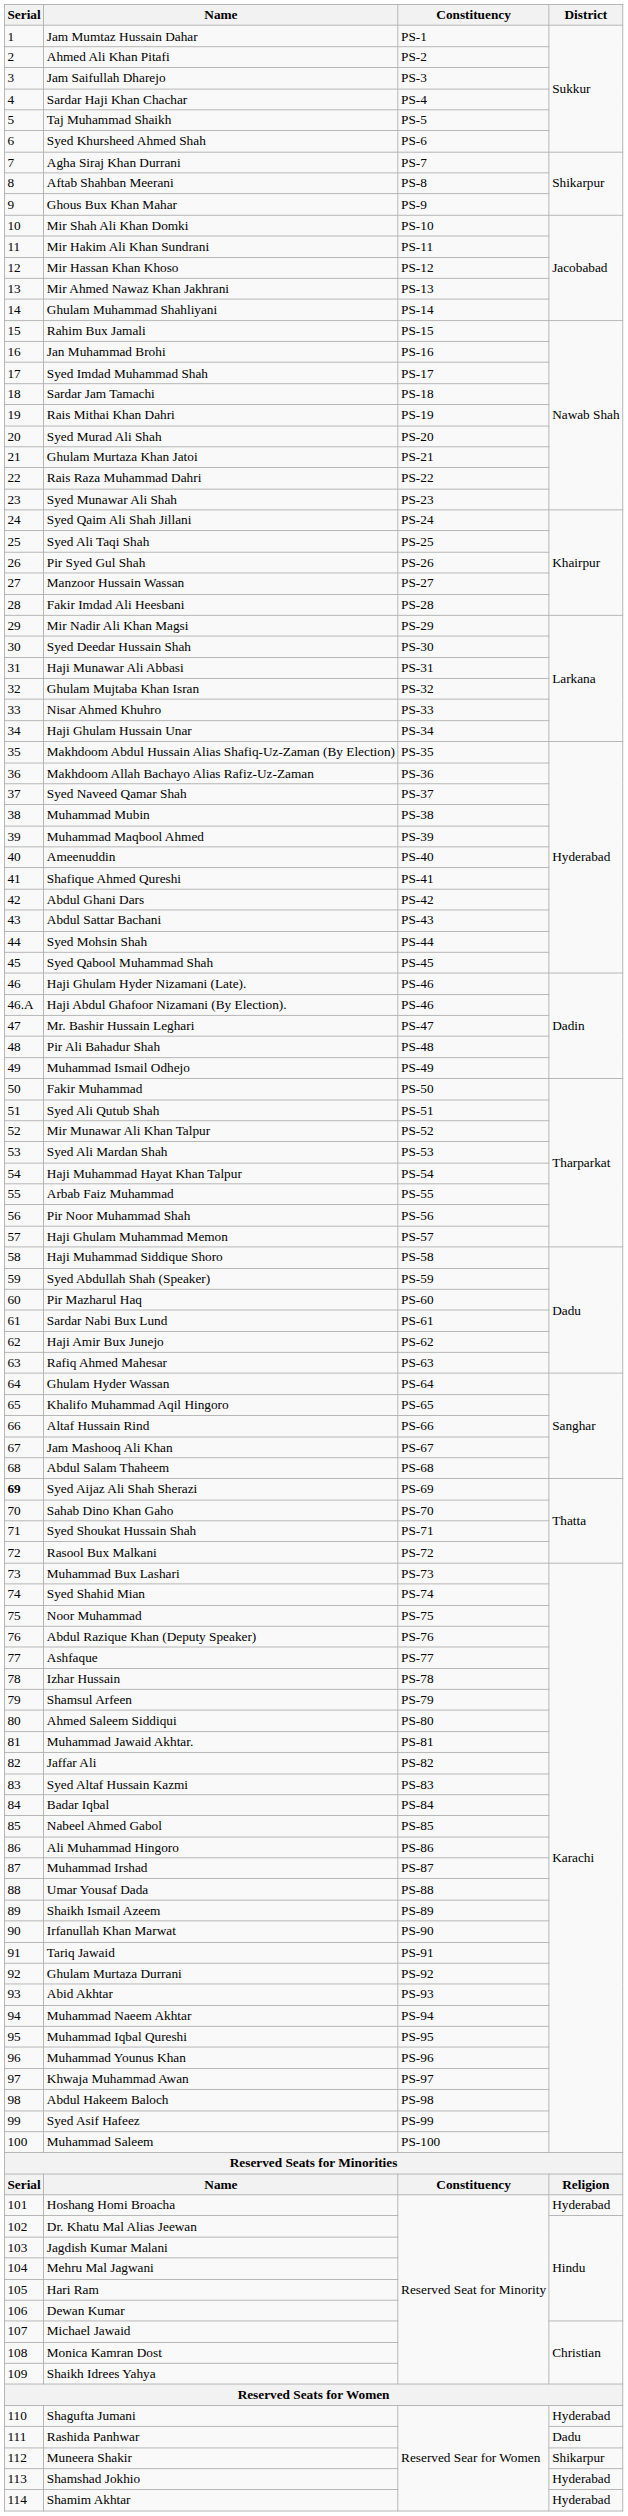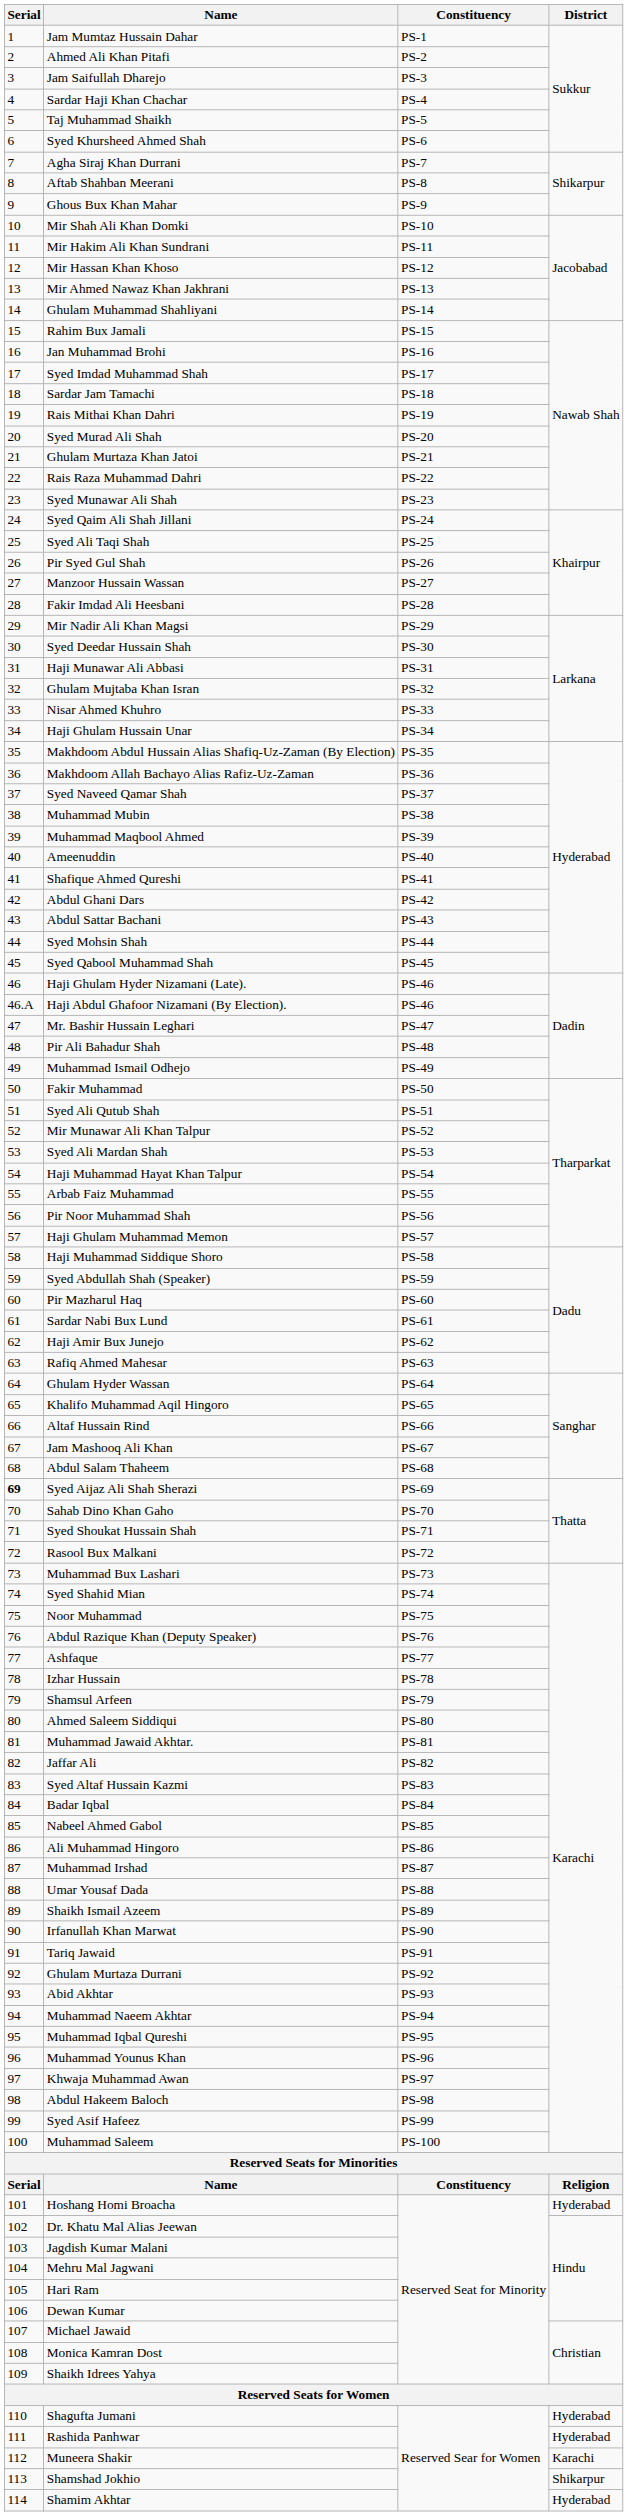(567, 2437) Dadu -> (581, 2437) Hyderabad
(578, 2458) Shikarpur -> (573, 2458) Karachi
(581, 2479) Hyderabad -> (578, 2479) Shikarpur
